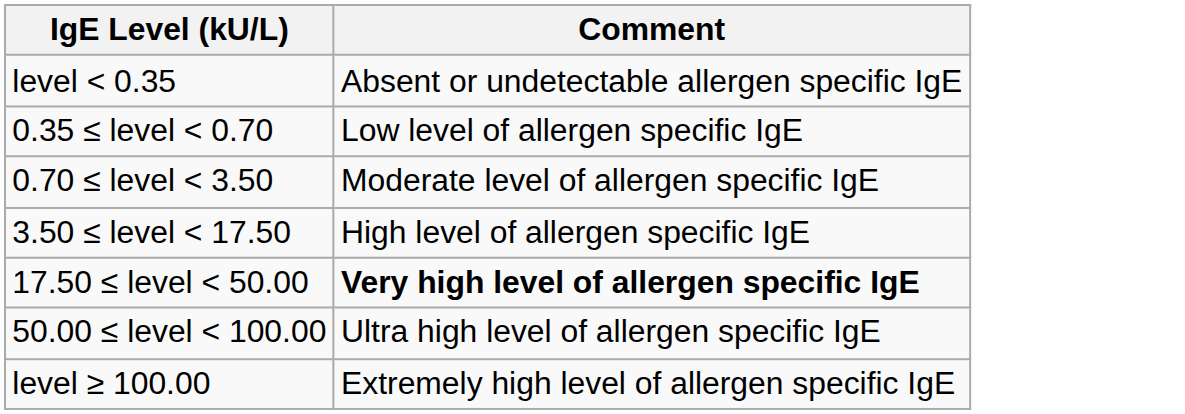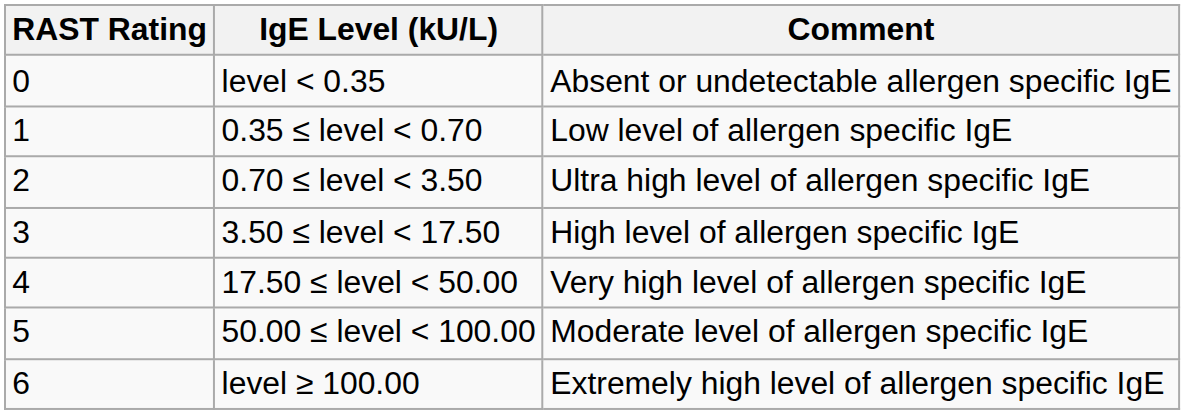+ column: (110, 29)
(610, 181) Moderate level of allergen specific IgE -> (820, 181) Ultra high level of allergen specific IgE
(630, 282) bold -> (818, 282) normal
(611, 332) Ultra high level of allergen specific IgE -> (819, 332) Moderate level of allergen specific IgE
